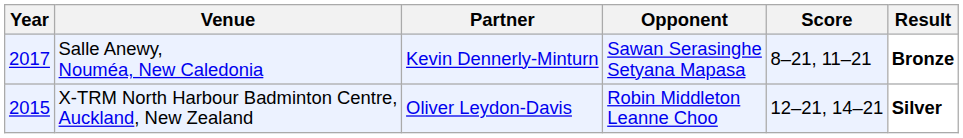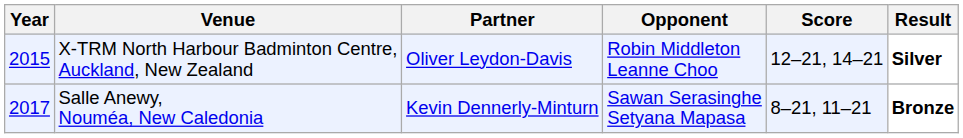rows swapped: (228, 109) <-> (161, 59)
